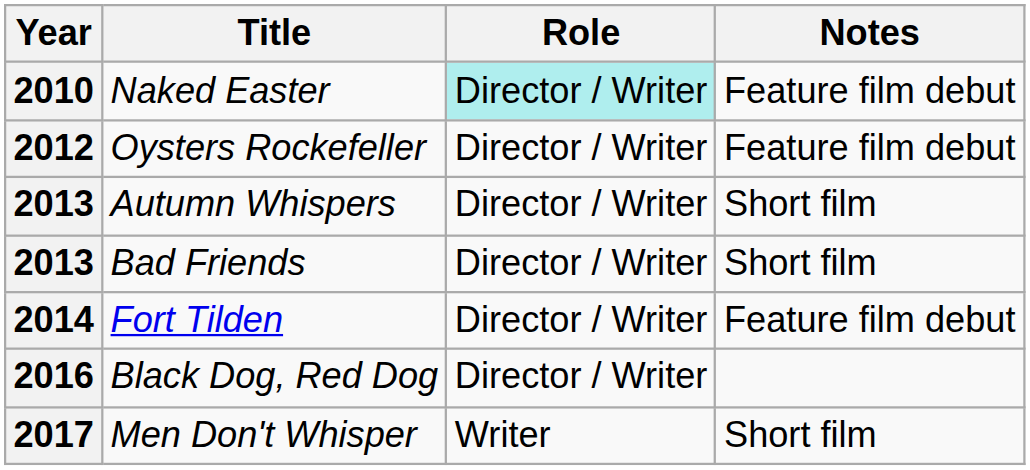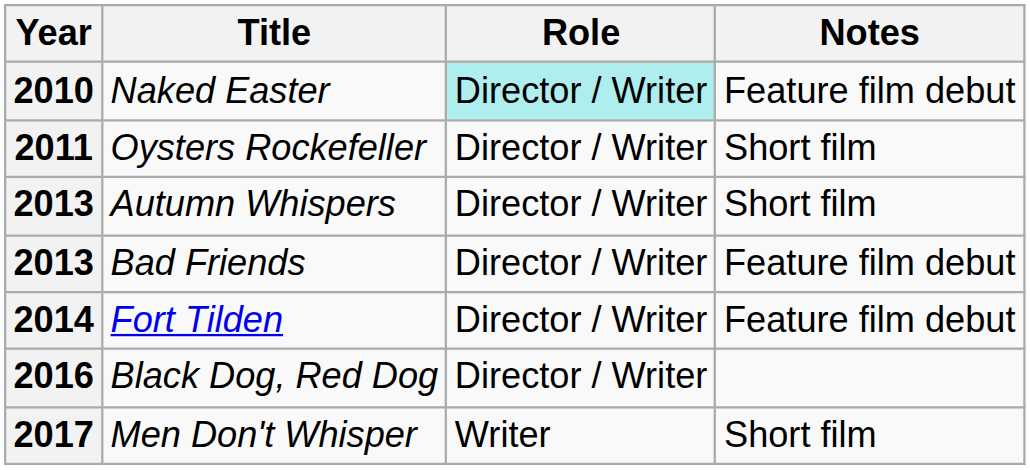(54, 147) 2012 -> (54, 147) 2011
(870, 147) Feature film debut -> (800, 147) Short film
(800, 262) Short film -> (870, 262) Feature film debut
